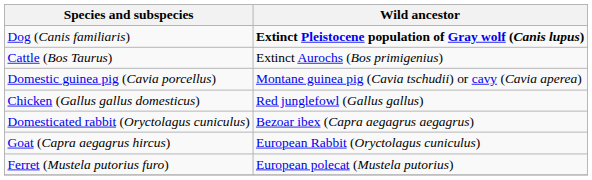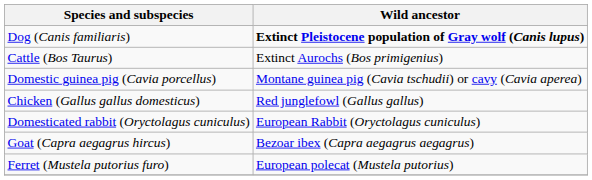(365, 121) Bezoar ibex (Capra aegagrus aegagrus) -> (368, 121) European Rabbit (Oryctolagus cuniculus)
(368, 143) European Rabbit (Oryctolagus cuniculus) -> (365, 143) Bezoar ibex (Capra aegagrus aegagrus)
